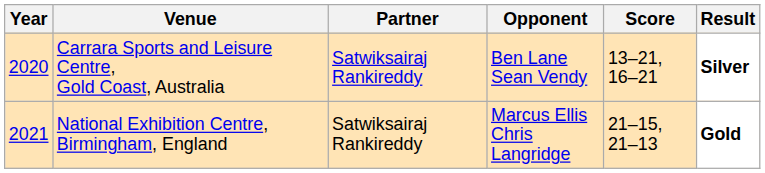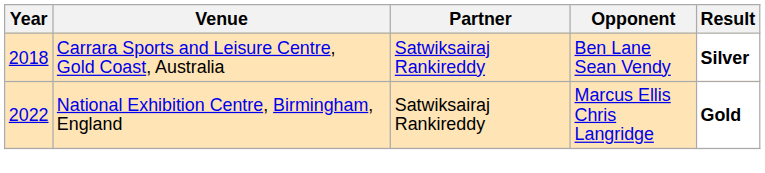- column: (650, 19)
(29, 67) 2020 -> (29, 57) 2018
(29, 135) 2021 -> (29, 115) 2022
